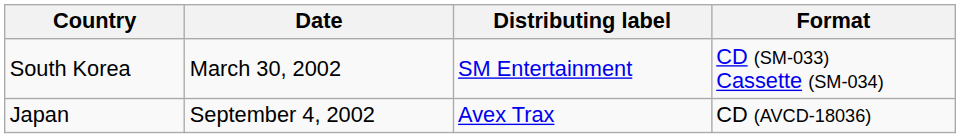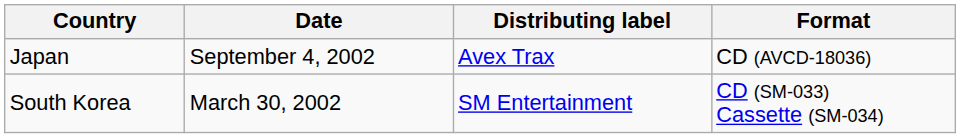rows swapped: (70, 68) <-> (39, 115)
